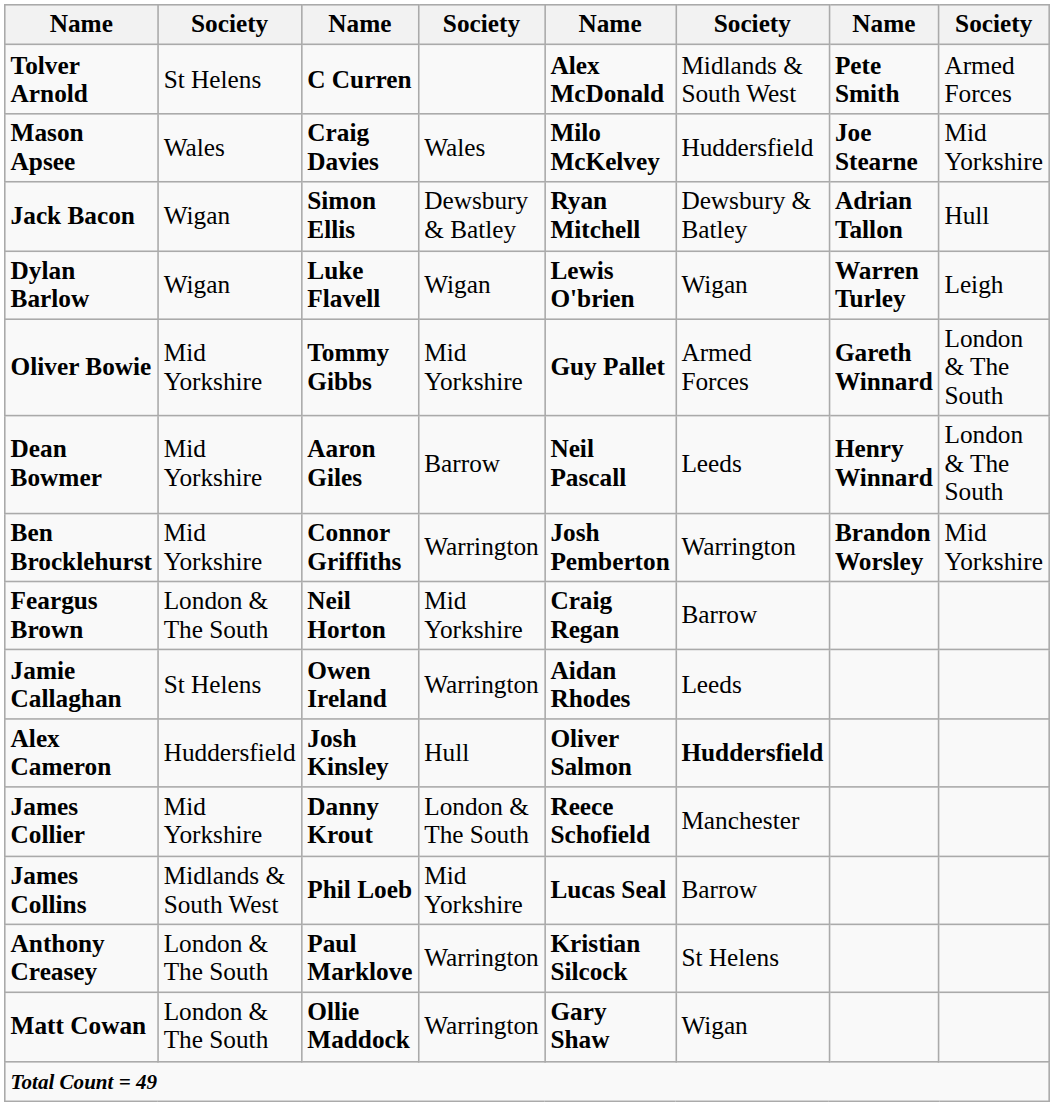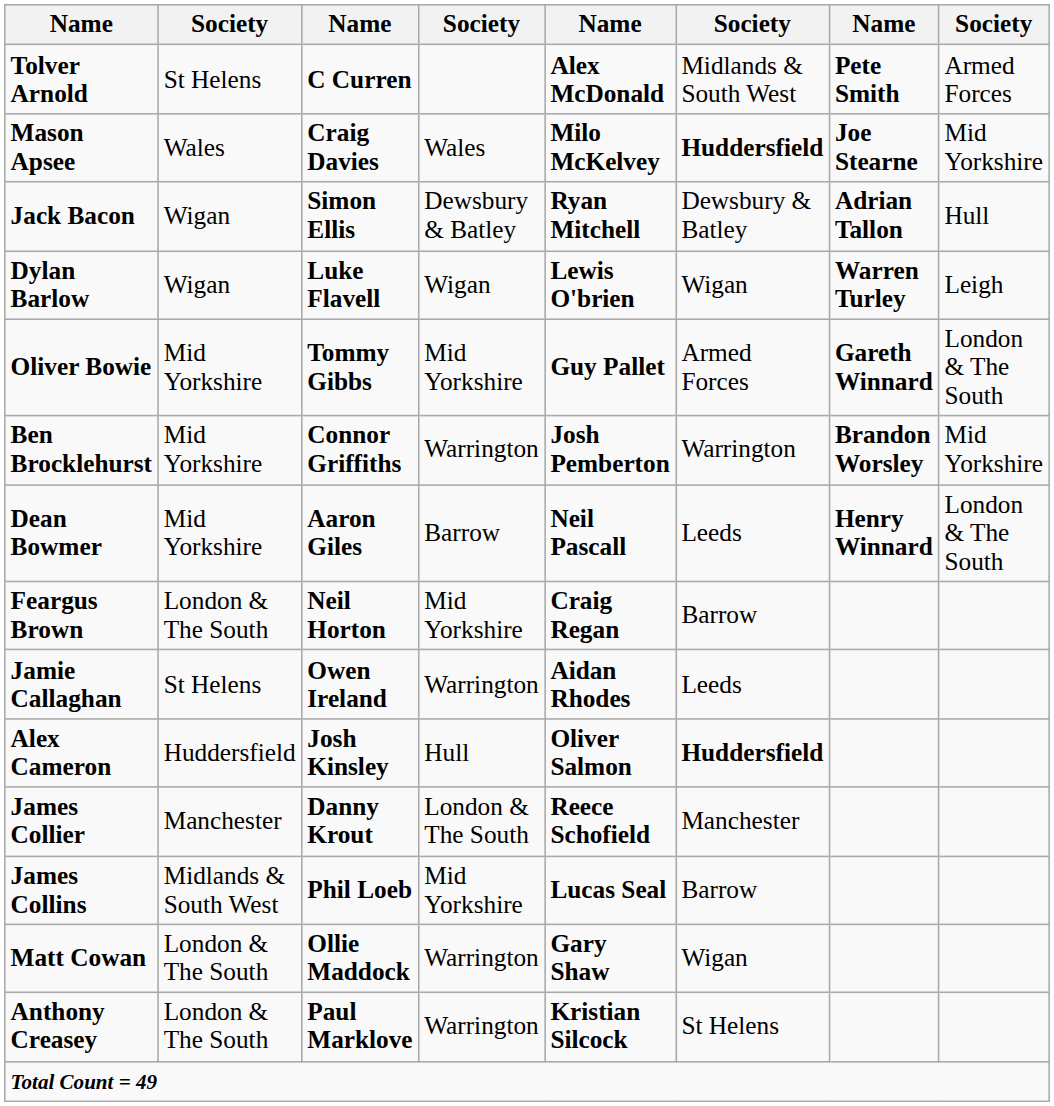(747, 147) normal -> (752, 147) bold
rows swapped: (56, 464) <-> (81, 546)
(213, 821) Mid Yorkshire -> (223, 821) Manchester
rows swapped: (78, 1026) <-> (58, 958)
